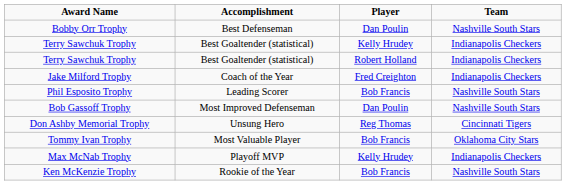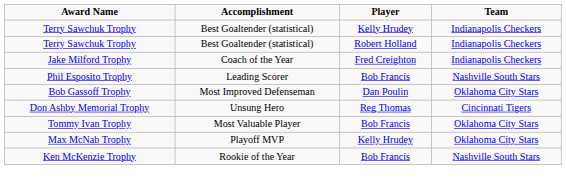- row: (90, 28)
(496, 108) Nashville South Stars -> (496, 92) Oklahoma City Stars
(496, 156) Indianapolis Checkers -> (496, 140) Oklahoma City Stars
